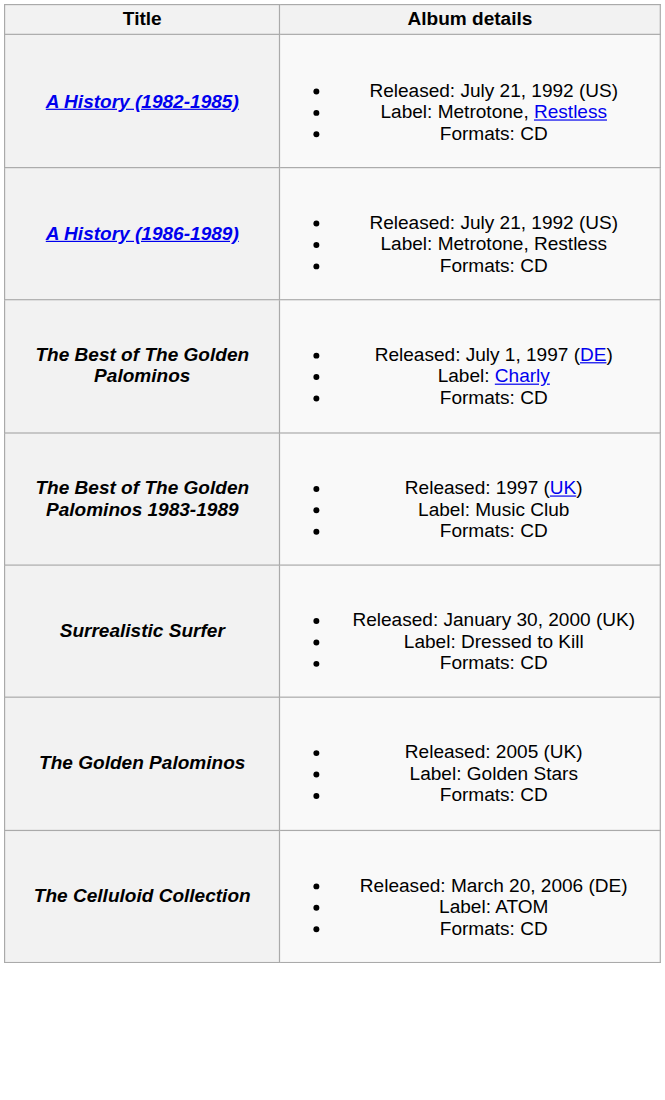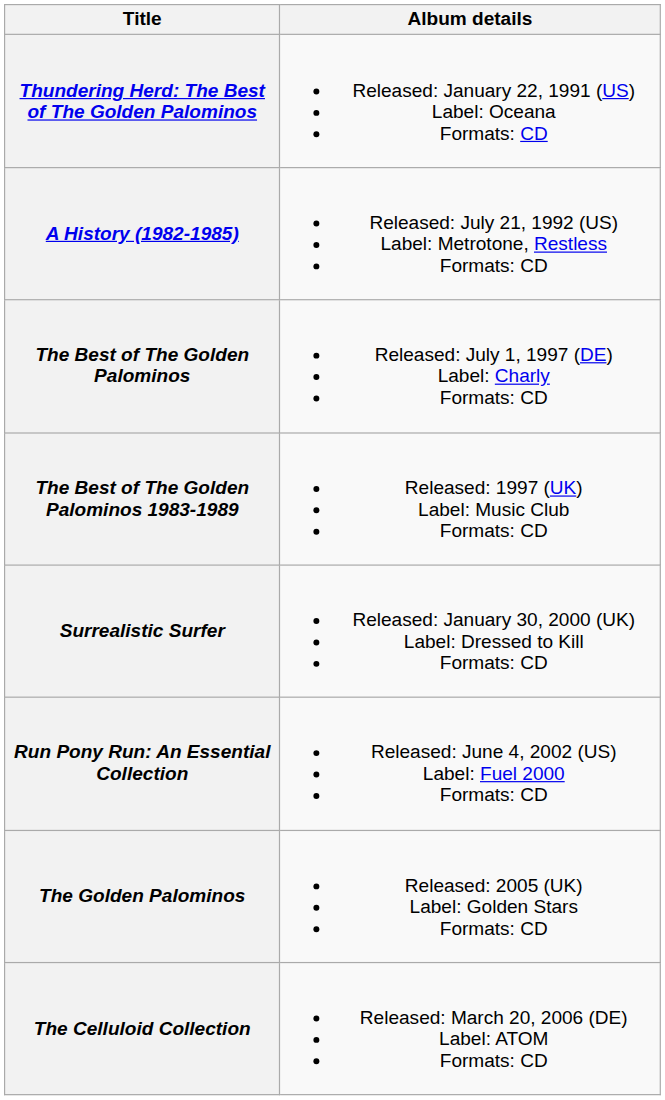+ row: (142, 100)
- row: (142, 233)
+ row: (142, 763)
